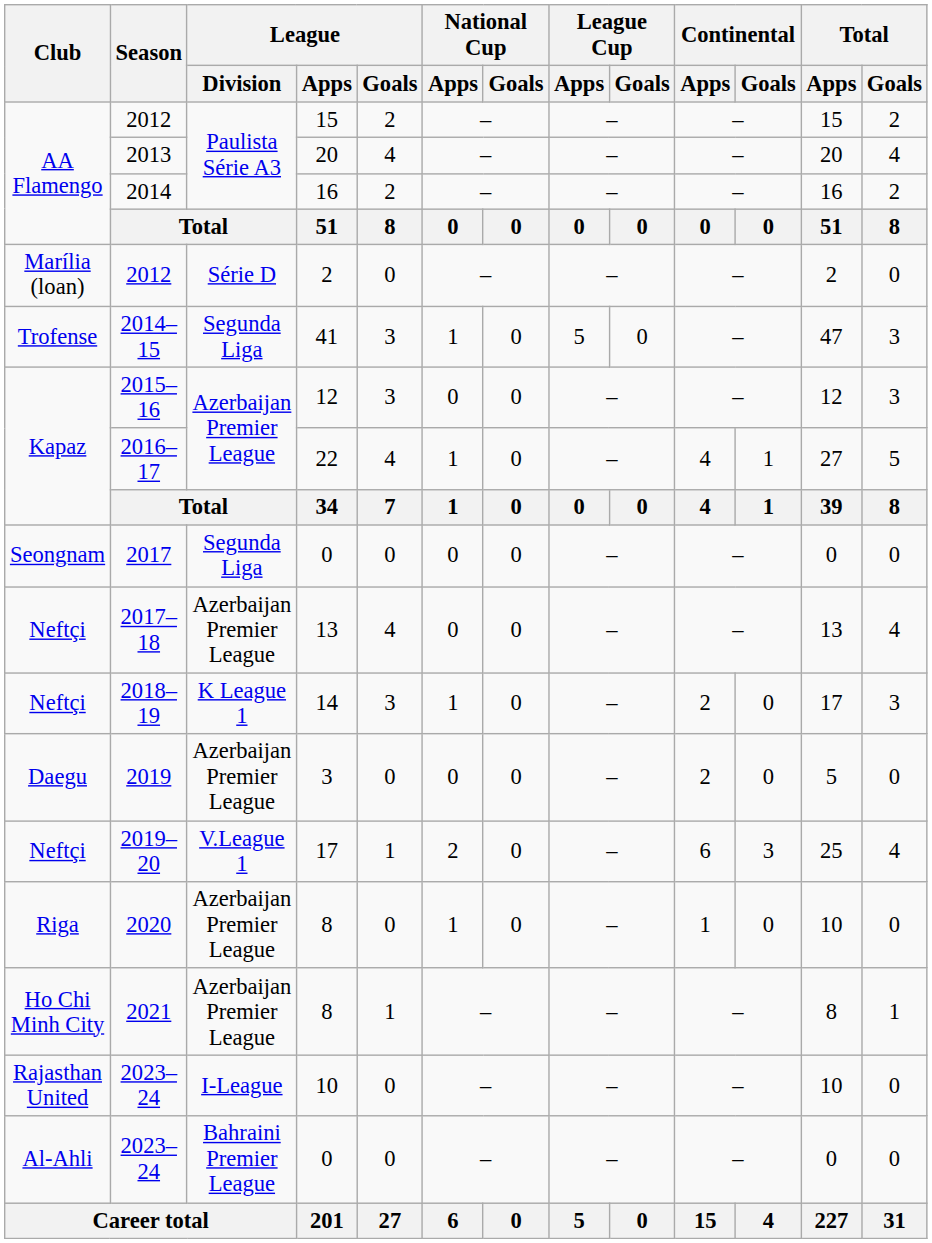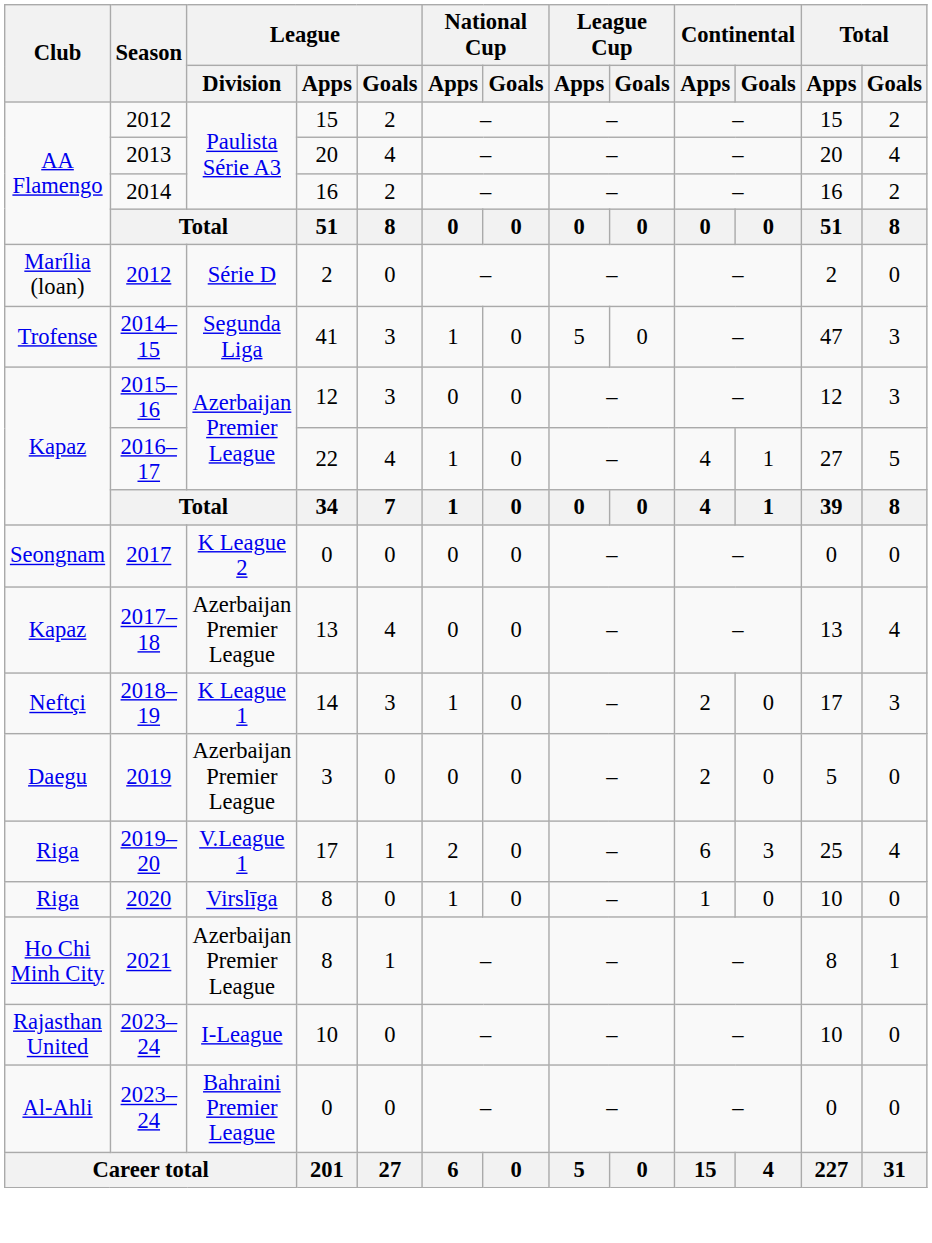(242, 555) Segunda Liga -> (242, 555) K League 2
(58, 629) Neftçi -> (58, 629) Kapaz
(58, 850) Neftçi -> (58, 850) Riga
(242, 924) Azerbaijan Premier League -> (242, 899) Virslīga
